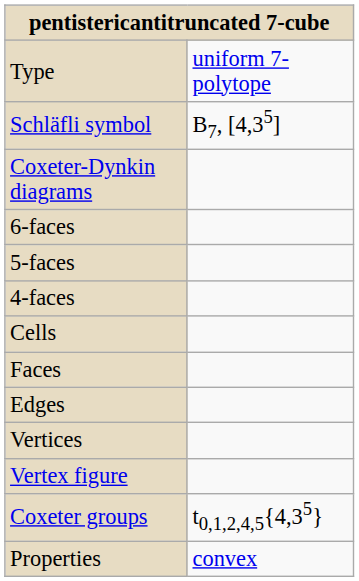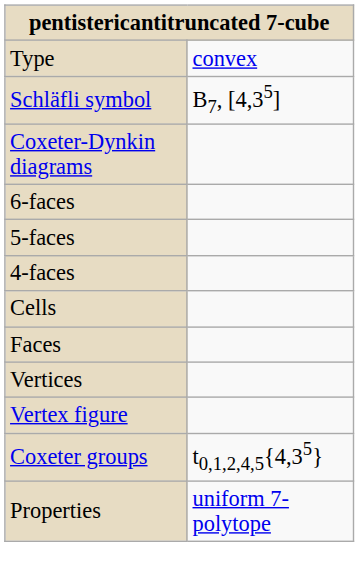(241, 70) uniform 7-polytope -> (225, 58) convex
- row: (37, 404)
(225, 558) convex -> (241, 510) uniform 7-polytope
